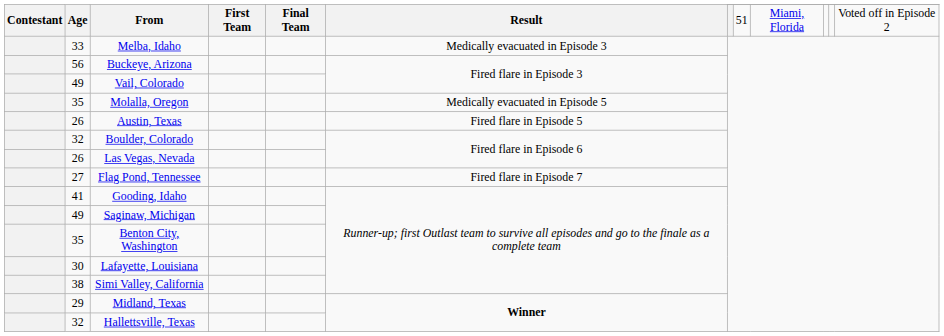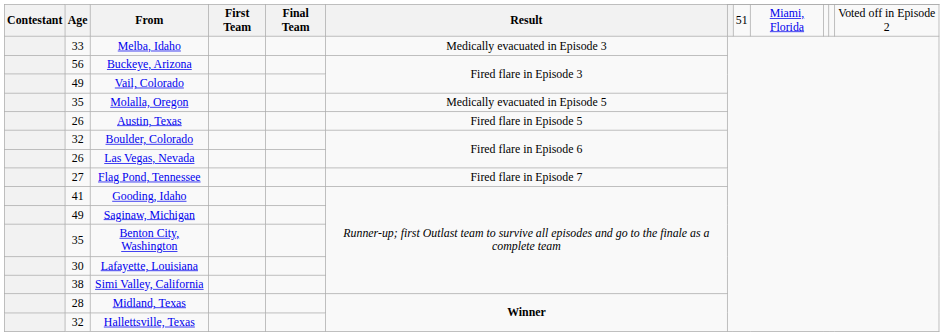(78, 303) 29 -> (78, 303) 28
